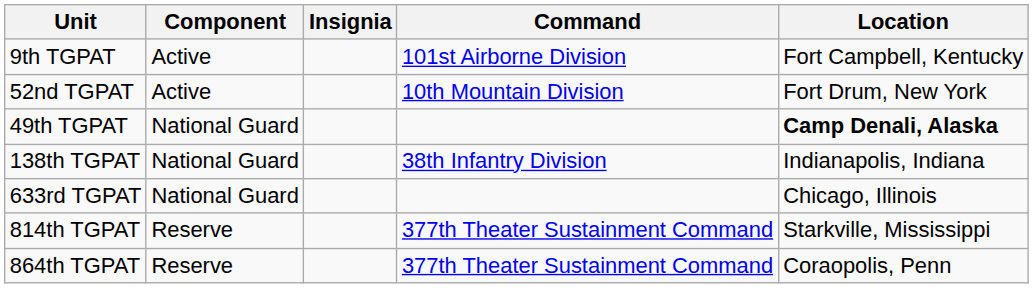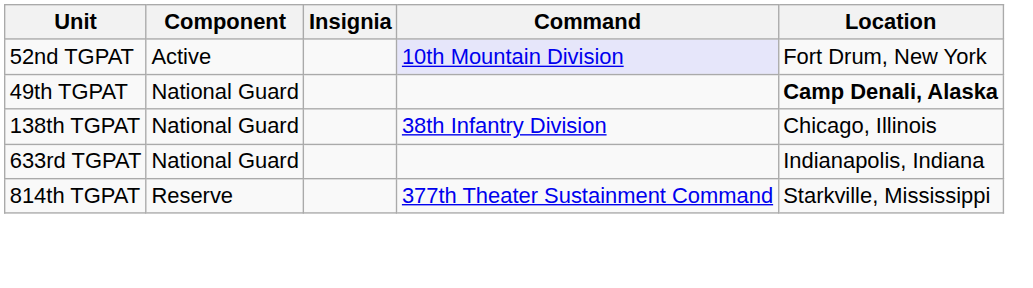- row: (63, 56)
(513, 91) no background -> (513, 56) lavender background
(884, 160) Indianapolis, Indiana -> (860, 126) Chicago, Illinois
(860, 195) Chicago, Illinois -> (884, 160) Indianapolis, Indiana
- row: (75, 265)
